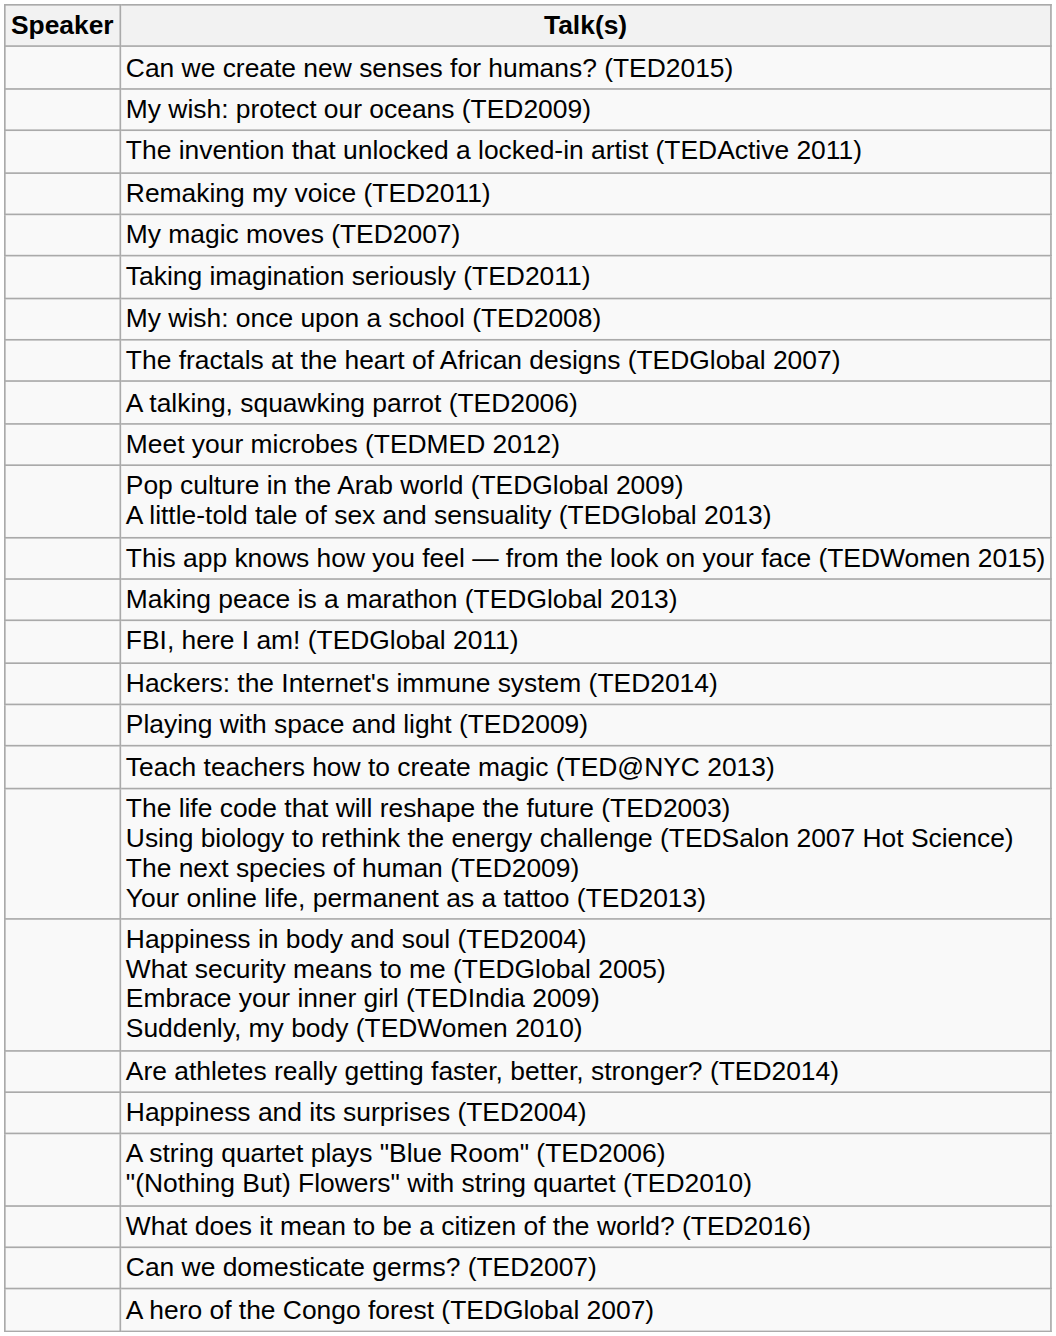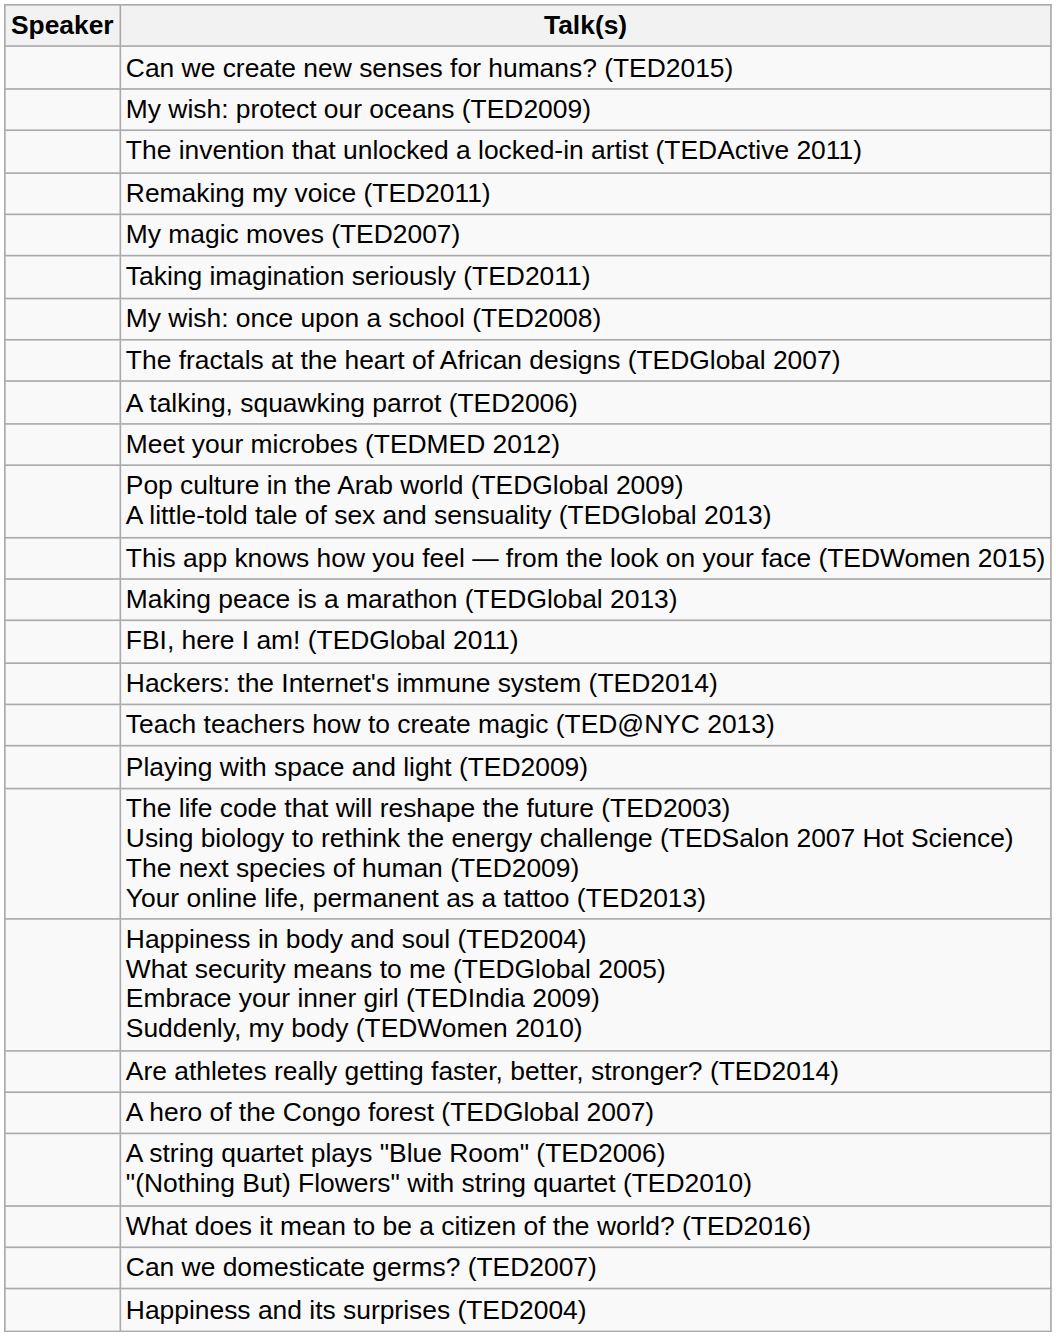rows swapped: (357, 725) <-> (450, 766)
rows swapped: (356, 1112) <-> (390, 1309)
